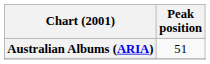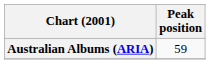(181, 48) 51 -> (181, 48) 59
